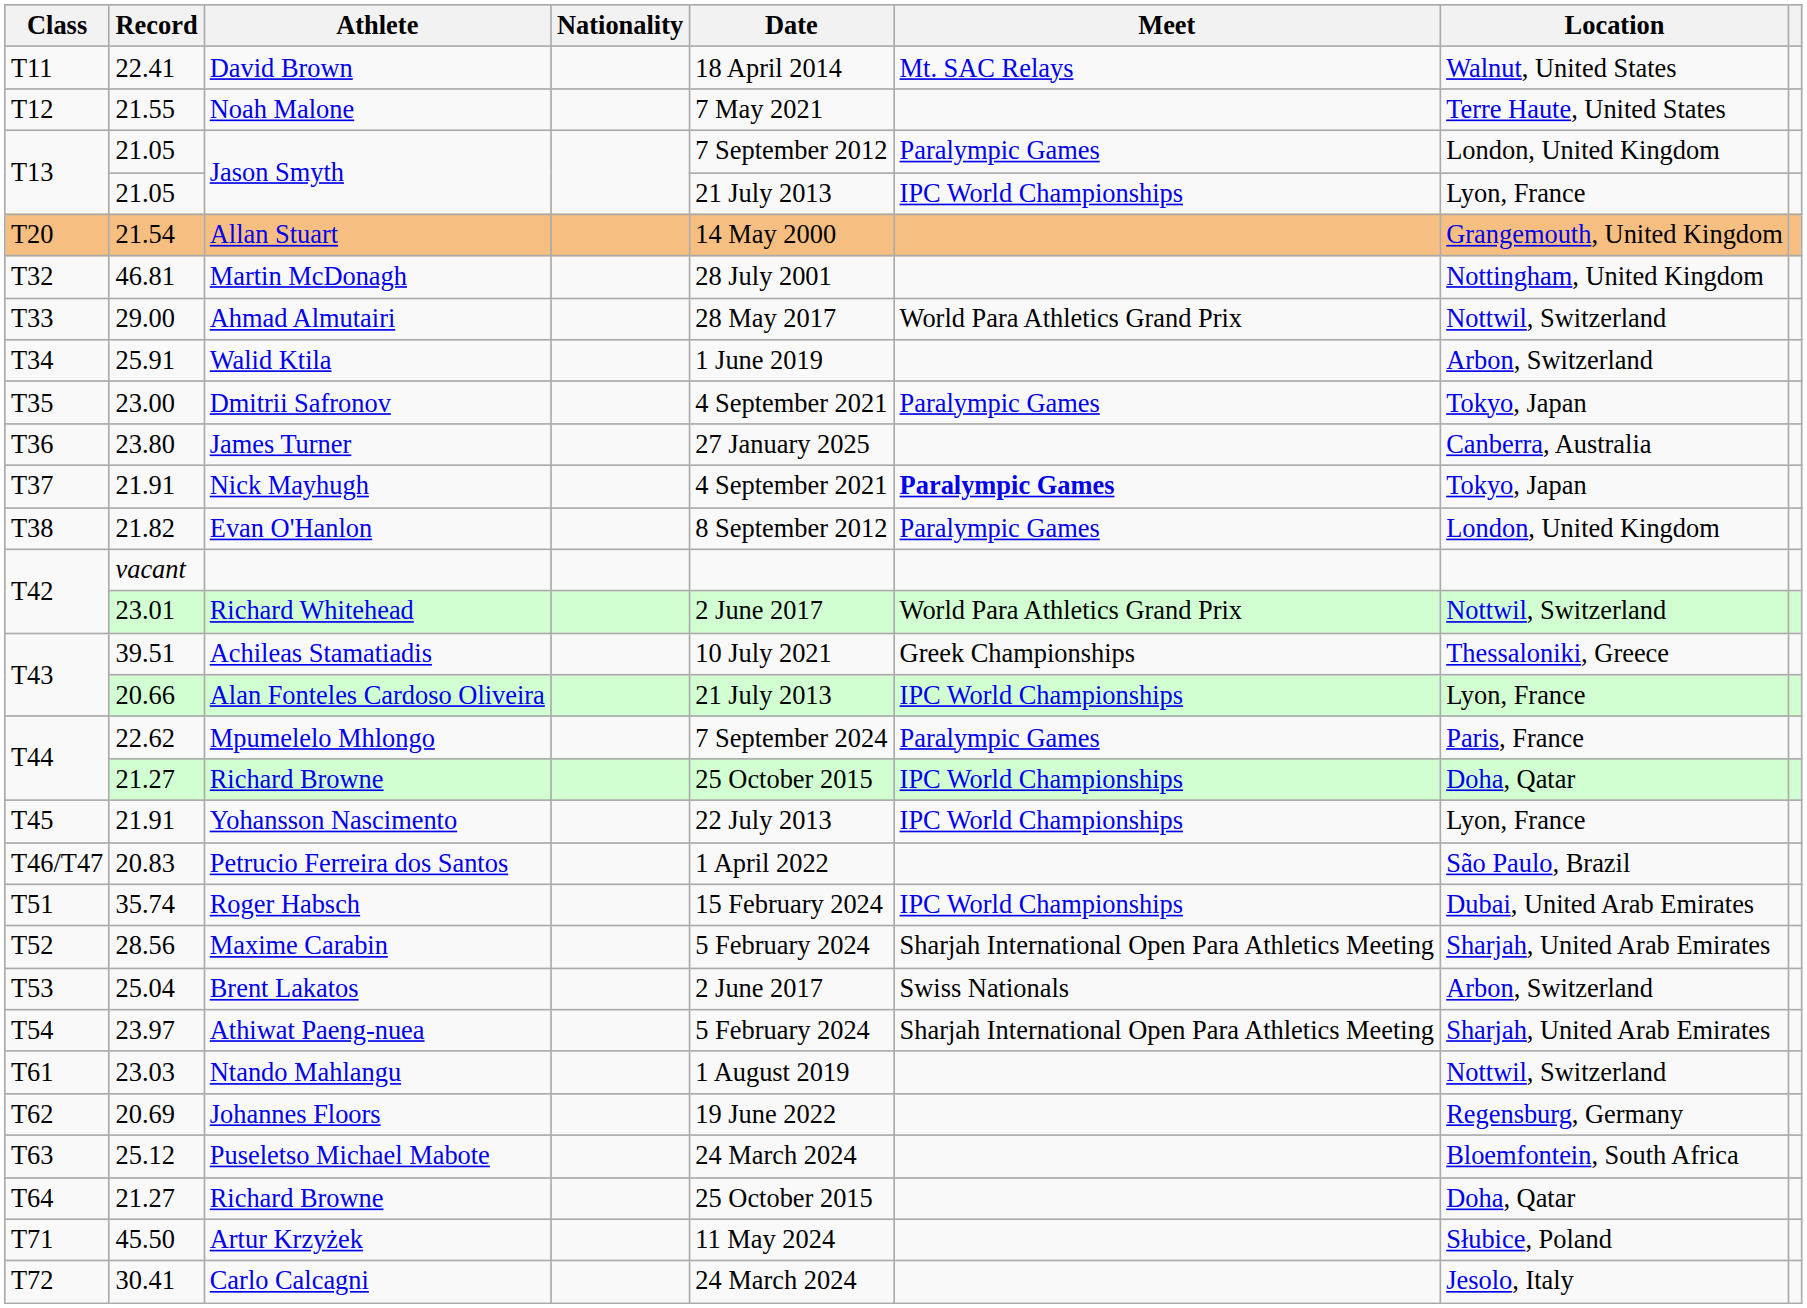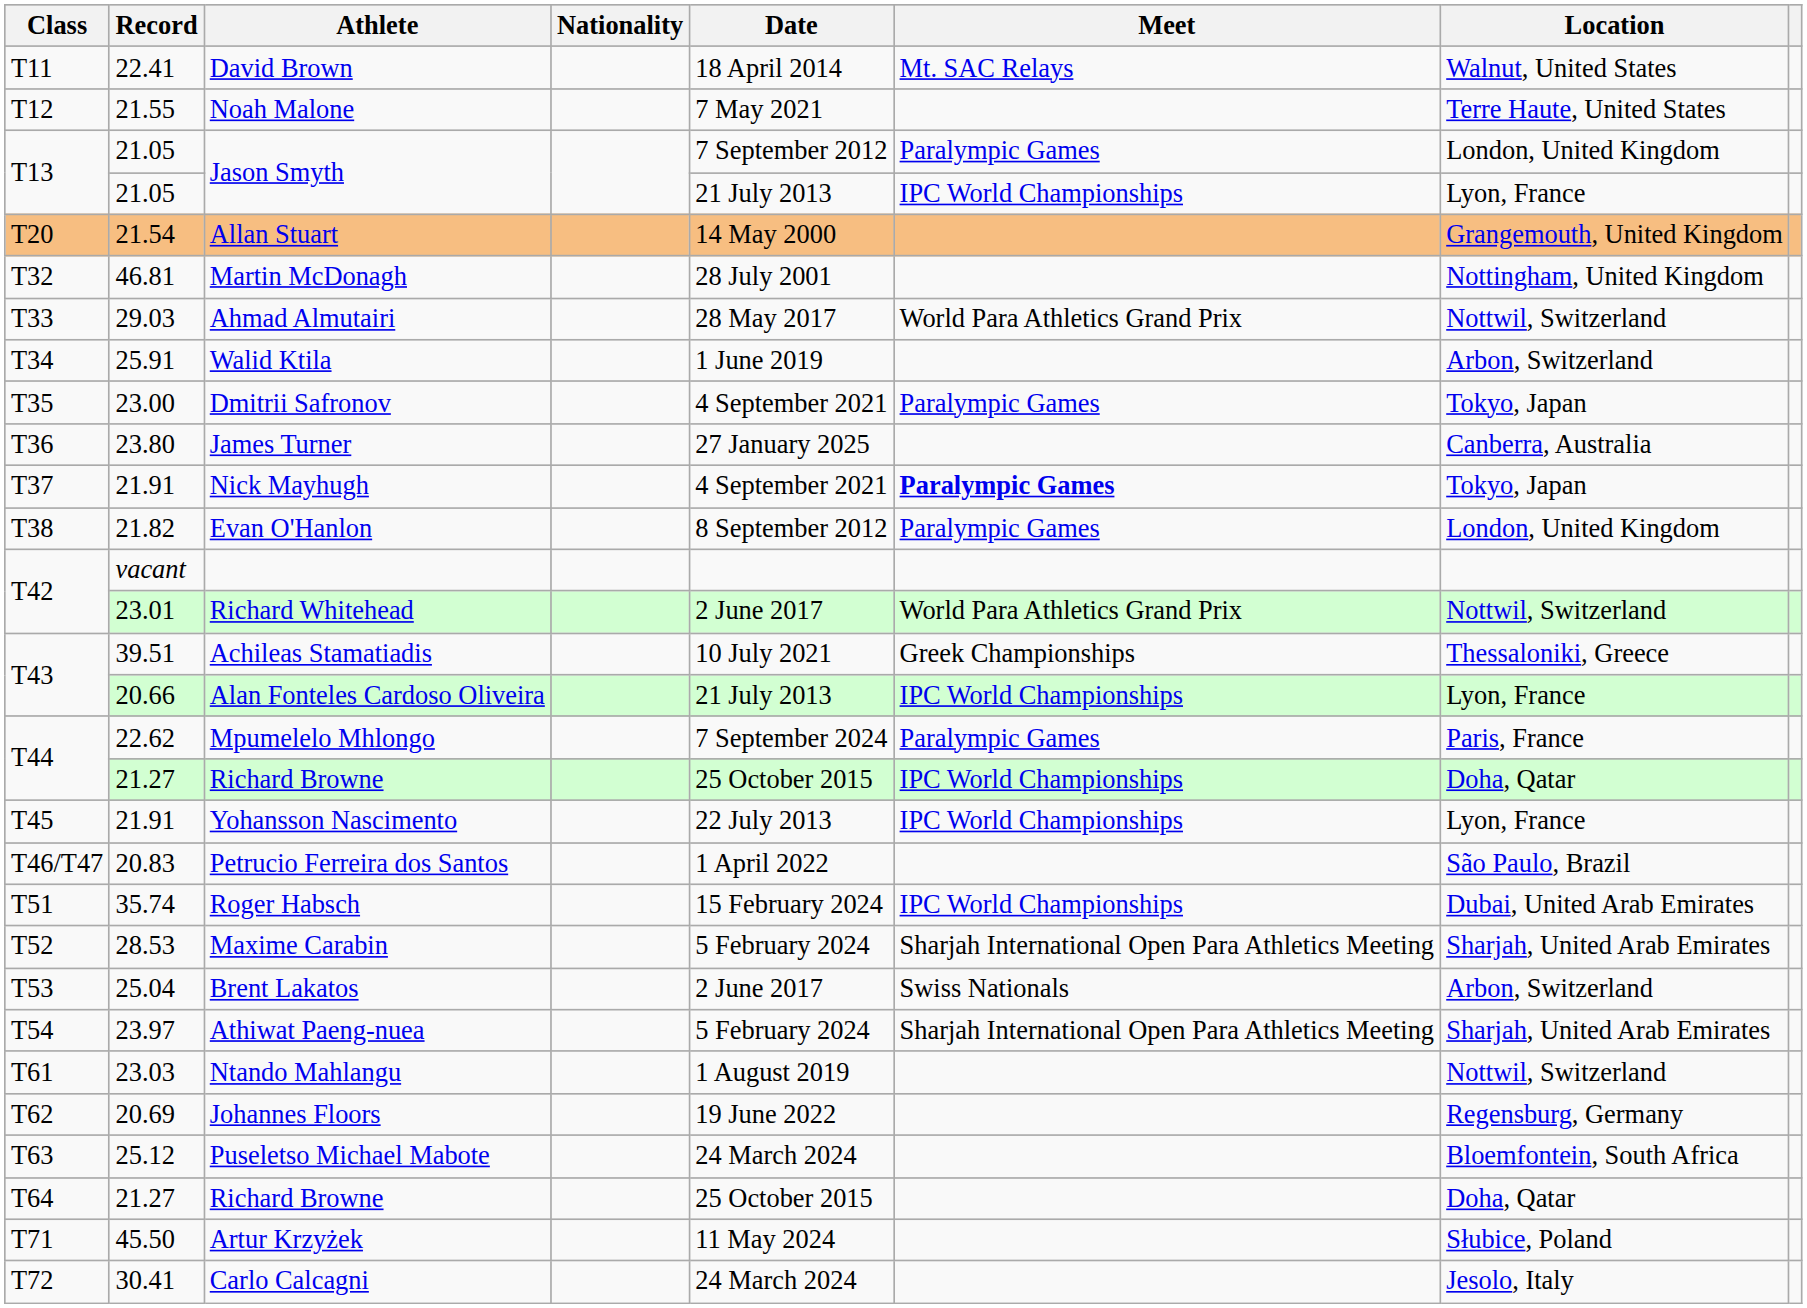(145, 318) 29.00 -> (145, 318) 29.03
(145, 946) 28.56 -> (145, 946) 28.53
